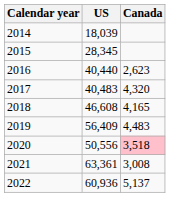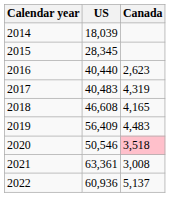(136, 88) 4,320 -> (136, 88) 4,319
(101, 145) 50,556 -> (101, 145) 50,546
